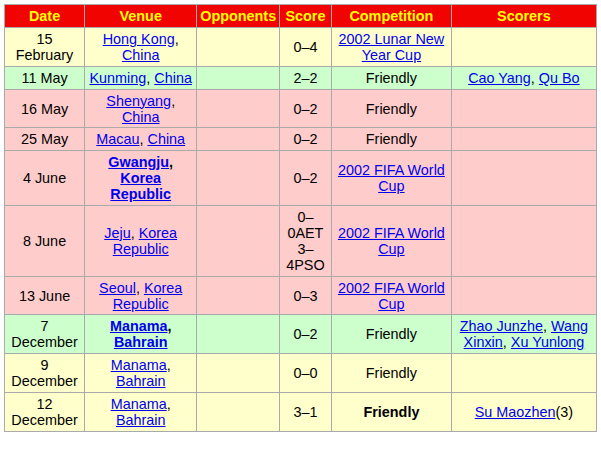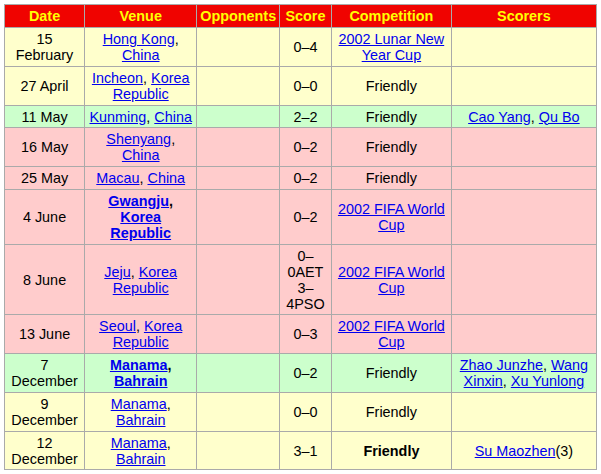+ row: (45, 86)
